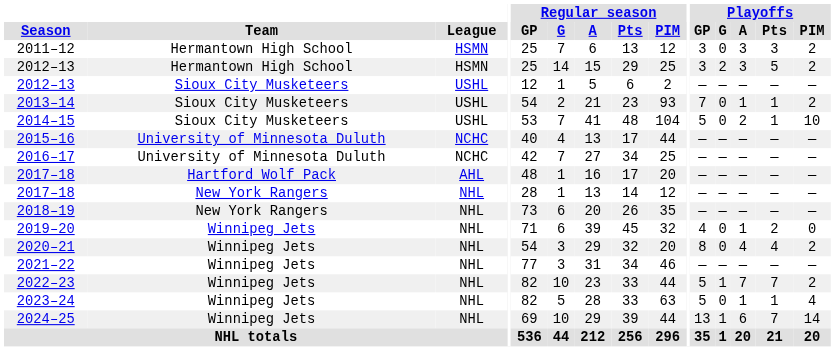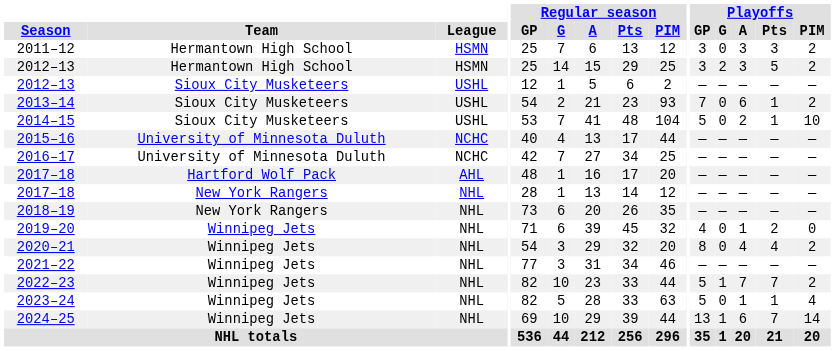(743, 103) 1 -> (743, 103) 6
